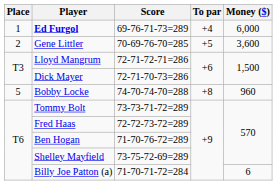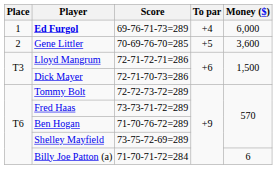- row: (62, 92)
(153, 108) 73-73-71-72=289 -> (153, 92) 72-72-73-72=289
(153, 124) 72-72-73-72=289 -> (153, 108) 73-73-71-72=289
